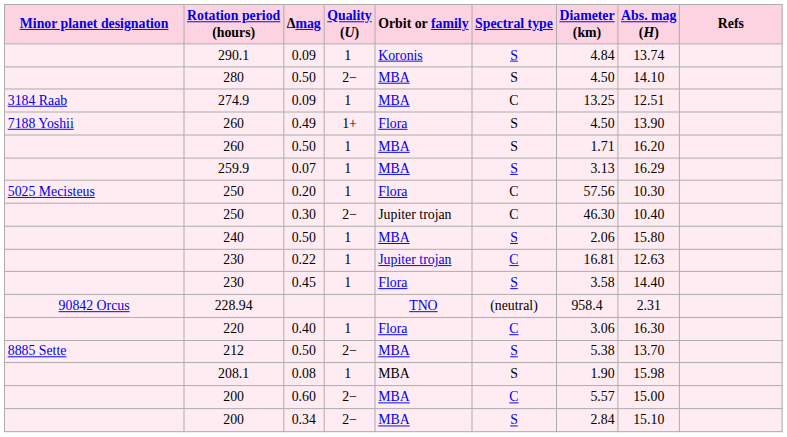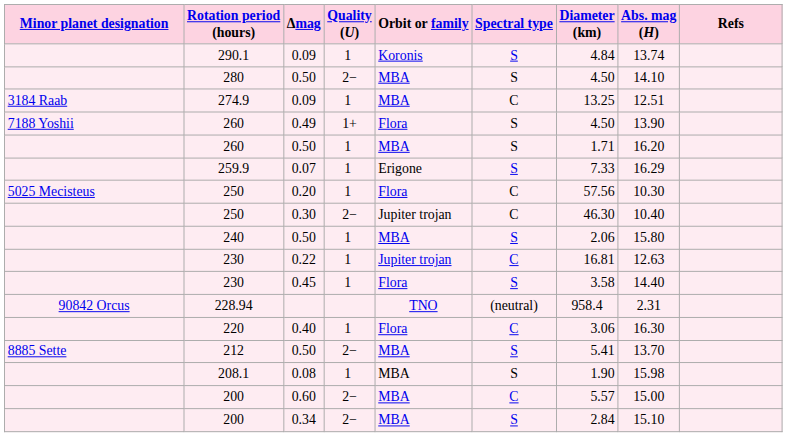(394, 169) MBA -> (400, 169) Erigone
(603, 169) 3.13 -> (603, 169) 7.33
(603, 351) 5.38 -> (603, 351) 5.41
